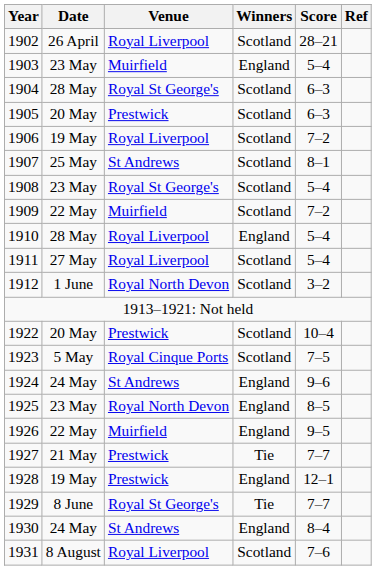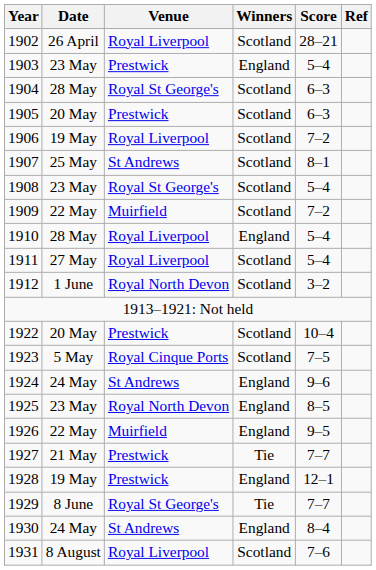(137, 65) Muirfield -> (138, 65) Prestwick
